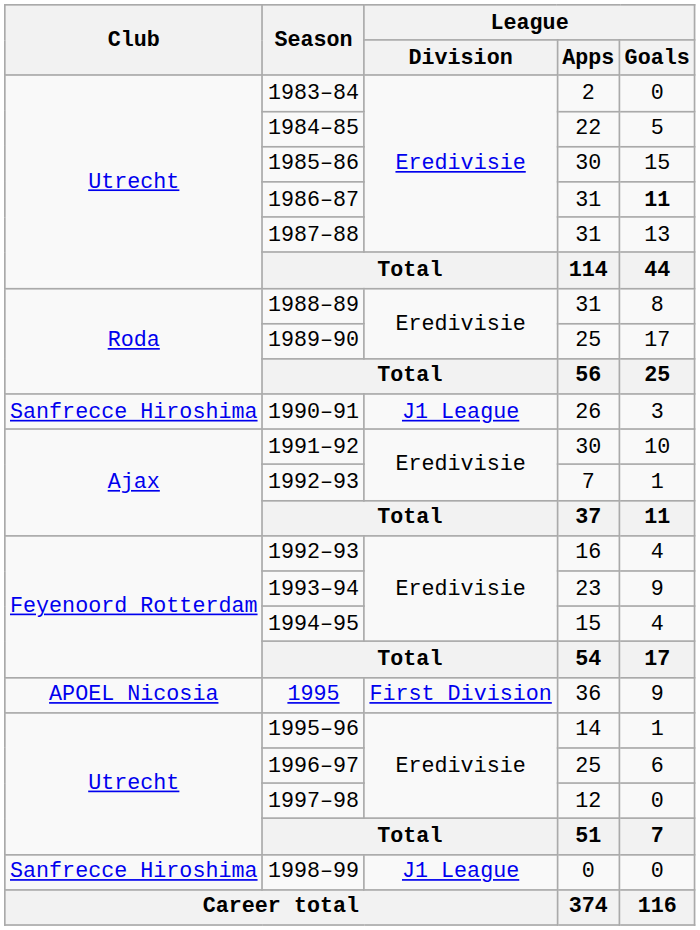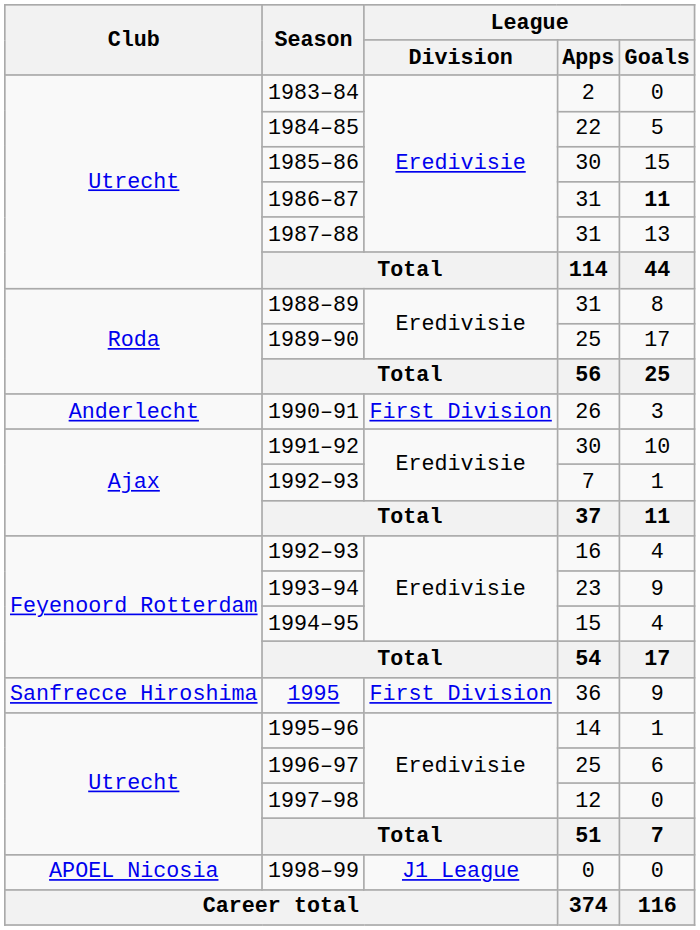(134, 412) Sanfrecce Hiroshima -> (134, 412) Anderlecht
(461, 412) J1 League -> (461, 412) First Division
(134, 695) APOEL Nicosia -> (134, 695) Sanfrecce Hiroshima
(134, 872) Sanfrecce Hiroshima -> (134, 872) APOEL Nicosia
